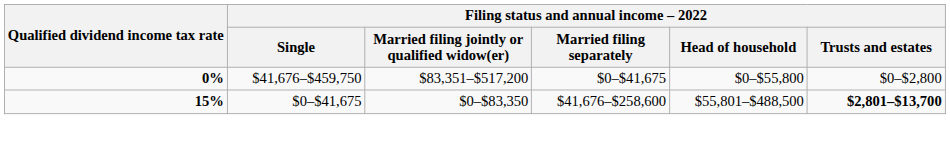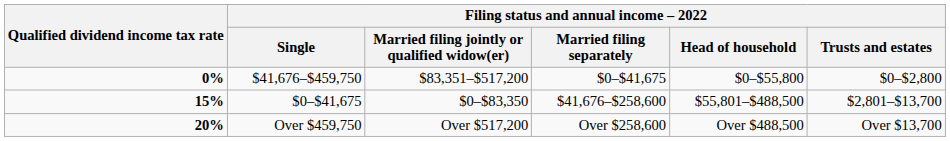(894, 101) bold -> (894, 101) normal
+ row: (209, 124)
